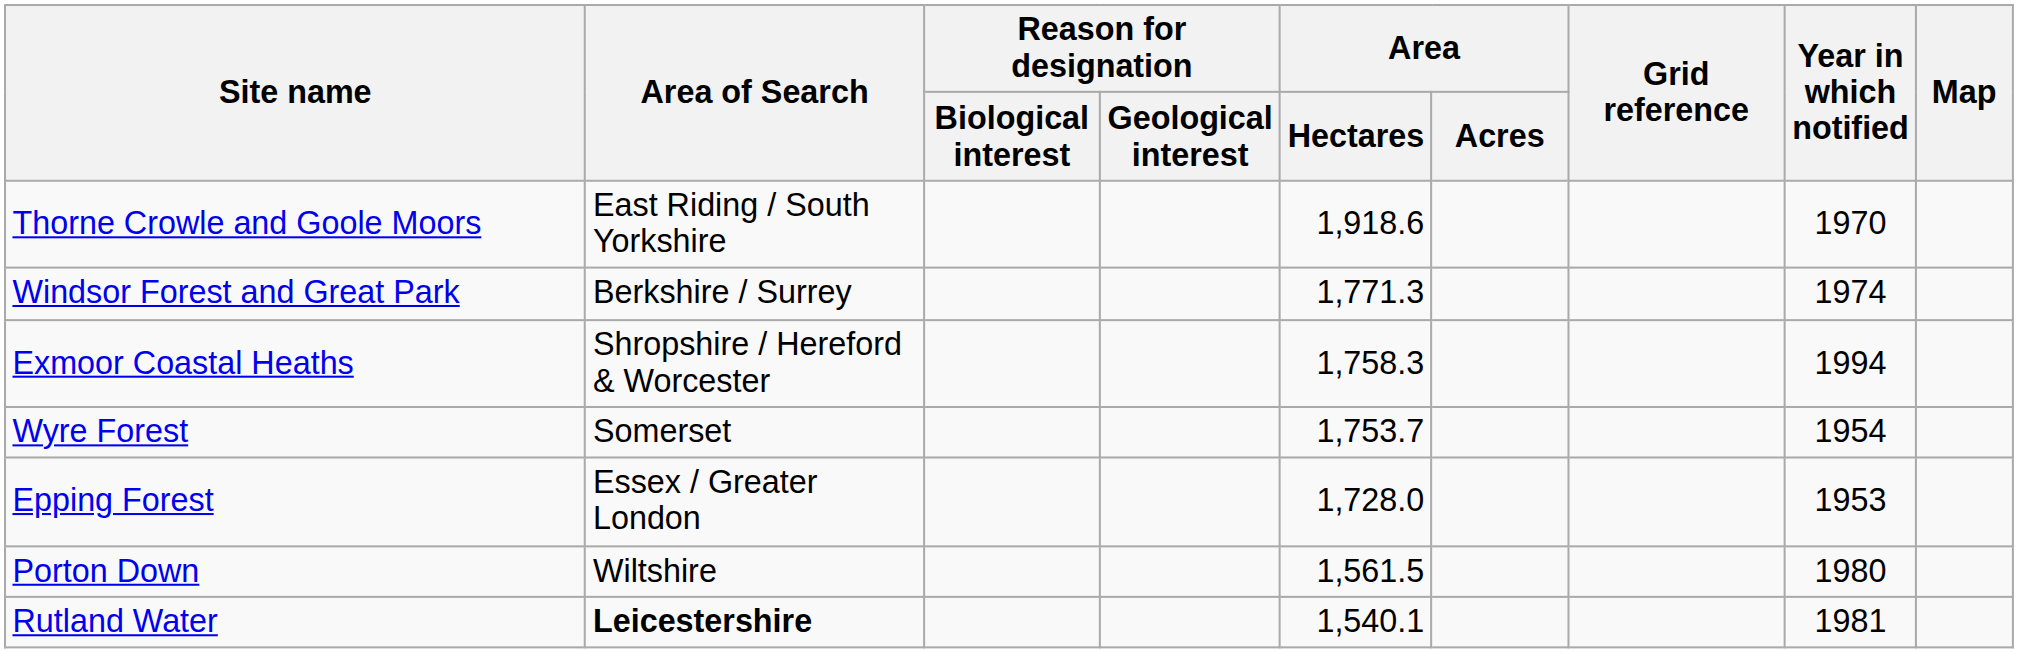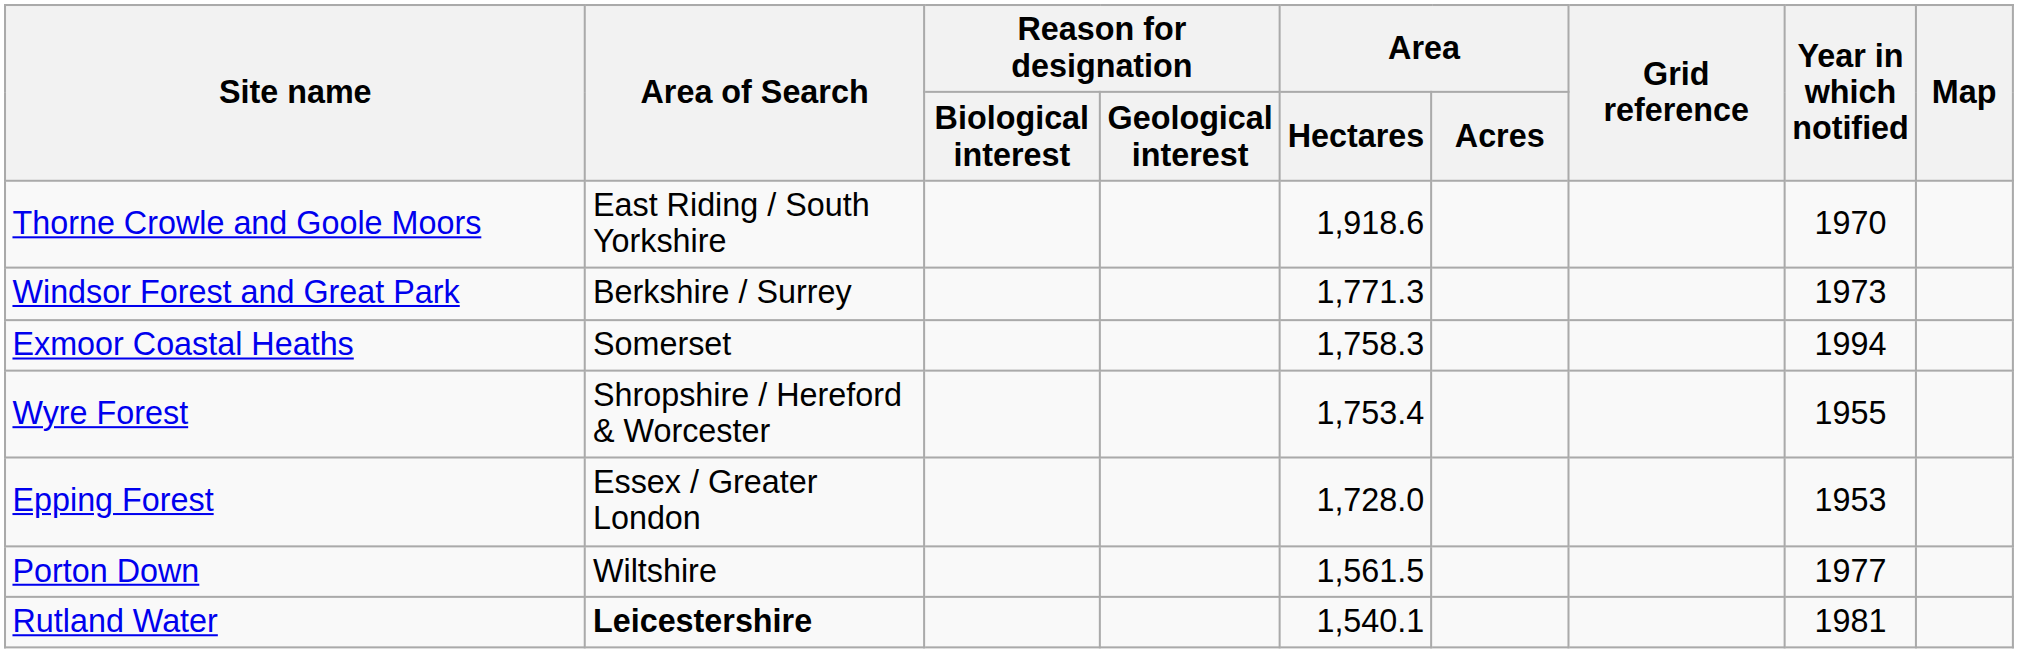(1850, 292) 1974 -> (1850, 292) 1973
(747, 362) Shropshire / Hereford & Worcester -> (662, 344) Somerset
(662, 431) Somerset -> (747, 413) Shropshire / Hereford & Worcester
(1370, 431) 1,753.7 -> (1370, 413) 1,753.4
(1850, 431) 1954 -> (1850, 413) 1955
(1850, 570) 1980 -> (1850, 570) 1977
